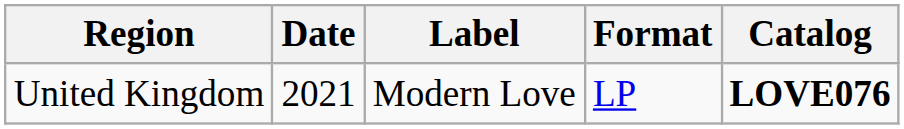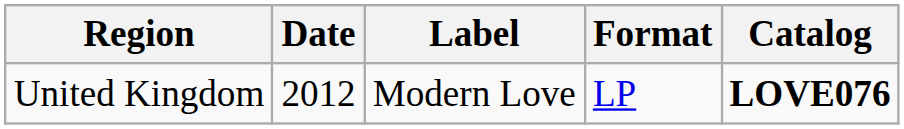(319, 92) 2021 -> (319, 92) 2012
